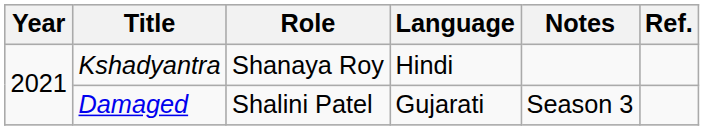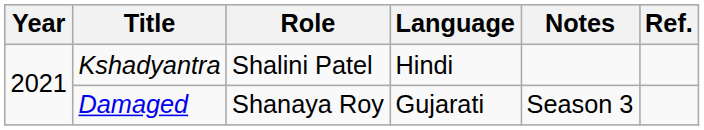(308, 64) Shanaya Roy -> (302, 64) Shalini Patel
(302, 104) Shalini Patel -> (308, 104) Shanaya Roy
